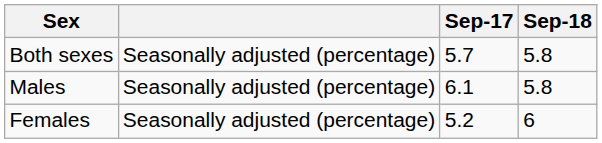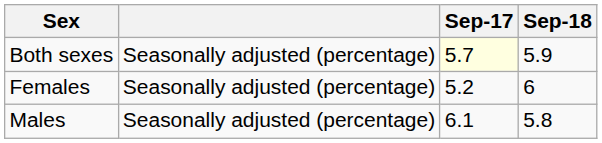(459, 54) no background -> (459, 54) lightyellow background
(538, 54) 5.8 -> (538, 54) 5.9
rows swapped: (37, 87) <-> (50, 120)
